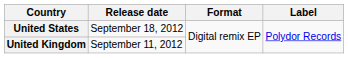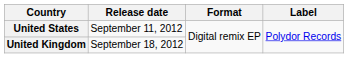(137, 28) September 18, 2012 -> (136, 28) September 11, 2012
(136, 45) September 11, 2012 -> (137, 45) September 18, 2012
